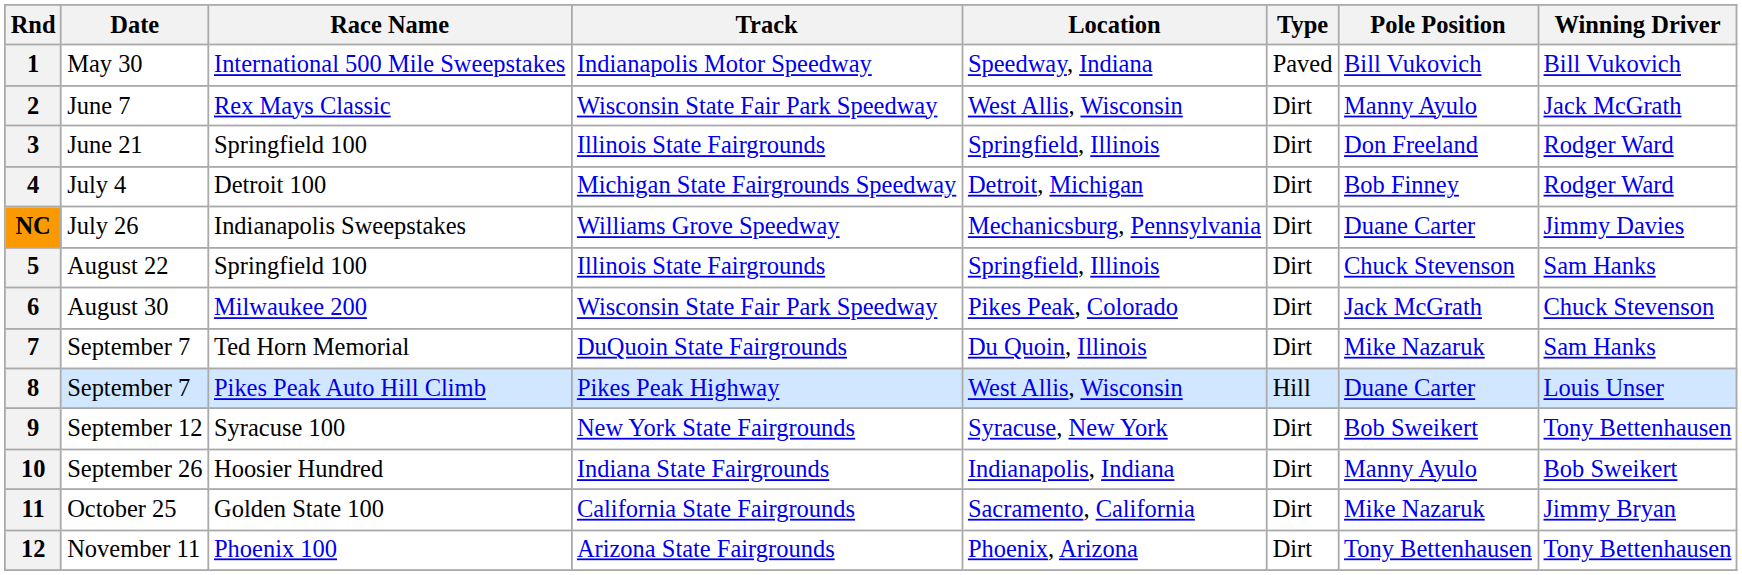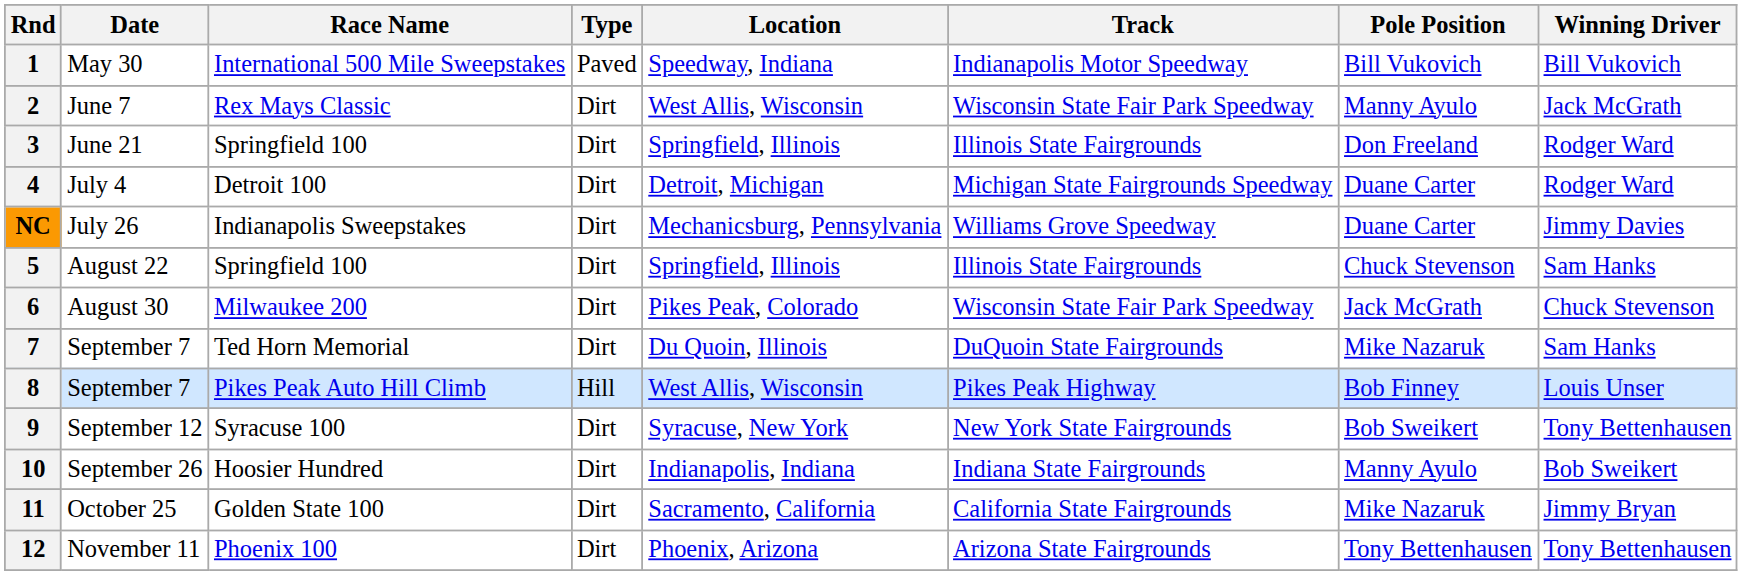columns swapped: (767, 24) <-> (1303, 24)
(1401, 185) Bob Finney -> (1410, 185) Duane Carter
(1410, 387) Duane Carter -> (1401, 387) Bob Finney
